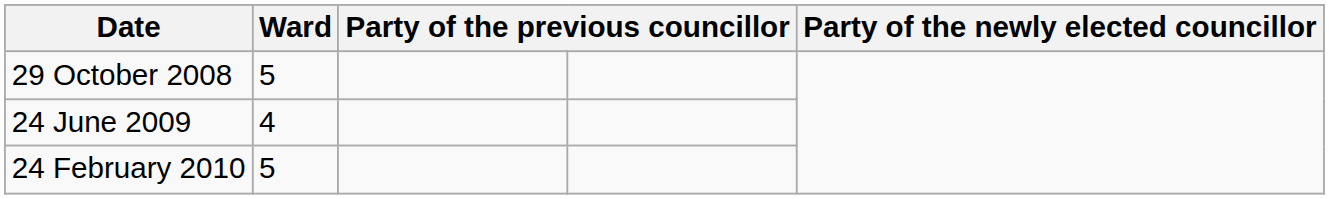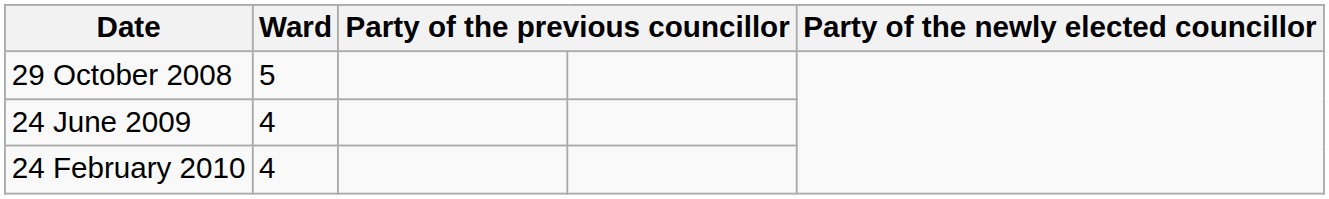(267, 168) 5 -> (267, 168) 4
